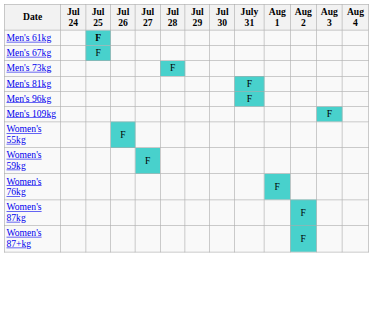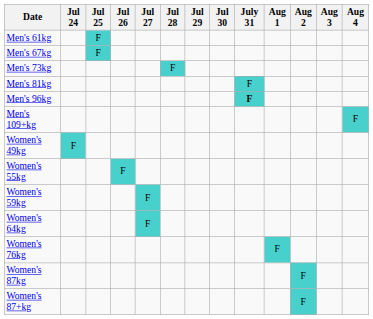(98, 38) bold -> (98, 38) normal
(249, 99) normal -> (249, 99) bold
- row: (31, 114)
+ row: (21, 119)
+ row: (24, 145)
+ row: (24, 223)
